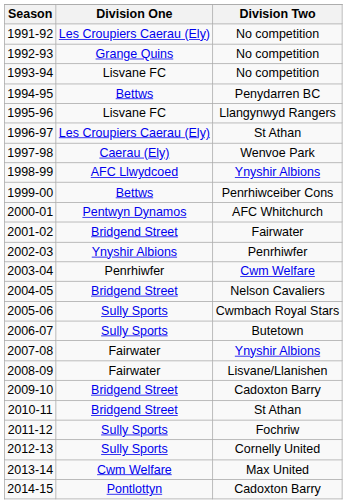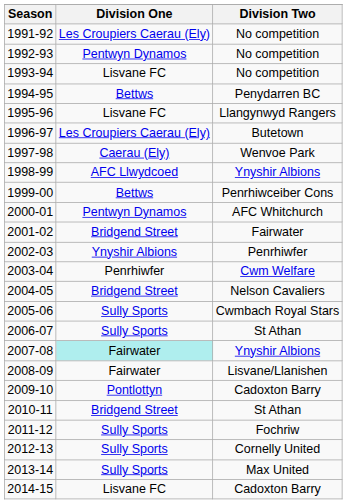(134, 53) Grange Quins -> (134, 53) Pentwyn Dynamos
(278, 133) St Athan -> (278, 133) Butetown
(278, 331) Butetown -> (278, 331) St Athan
(134, 350) no background -> (134, 350) paleturquoise background
(134, 390) Bridgend Street -> (134, 390) Pontlottyn
(134, 469) Cwm Welfare -> (134, 469) Sully Sports
(134, 489) Pontlottyn -> (134, 489) Lisvane FC
